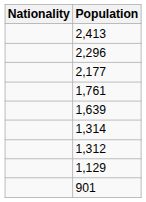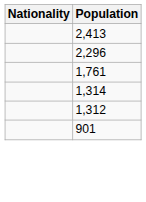- row: (91, 72)
- row: (91, 110)
- row: (91, 168)
